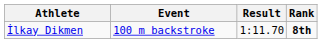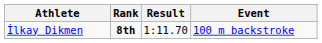columns swapped: (174, 13) <-> (302, 13)
